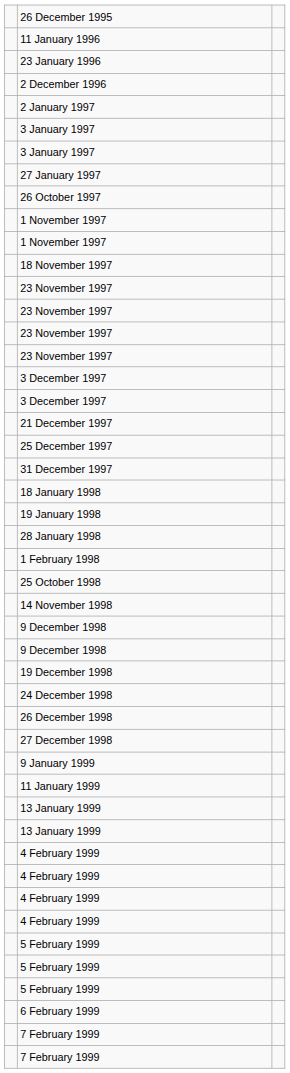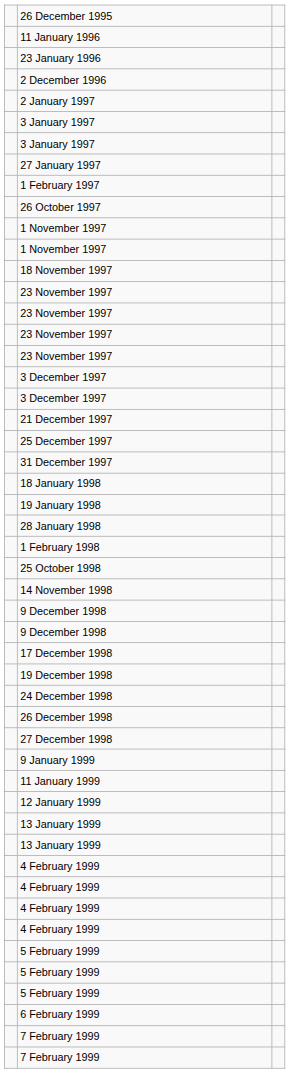+ row: (11, 186)
+ row: (11, 654)
+ row: (11, 802)
